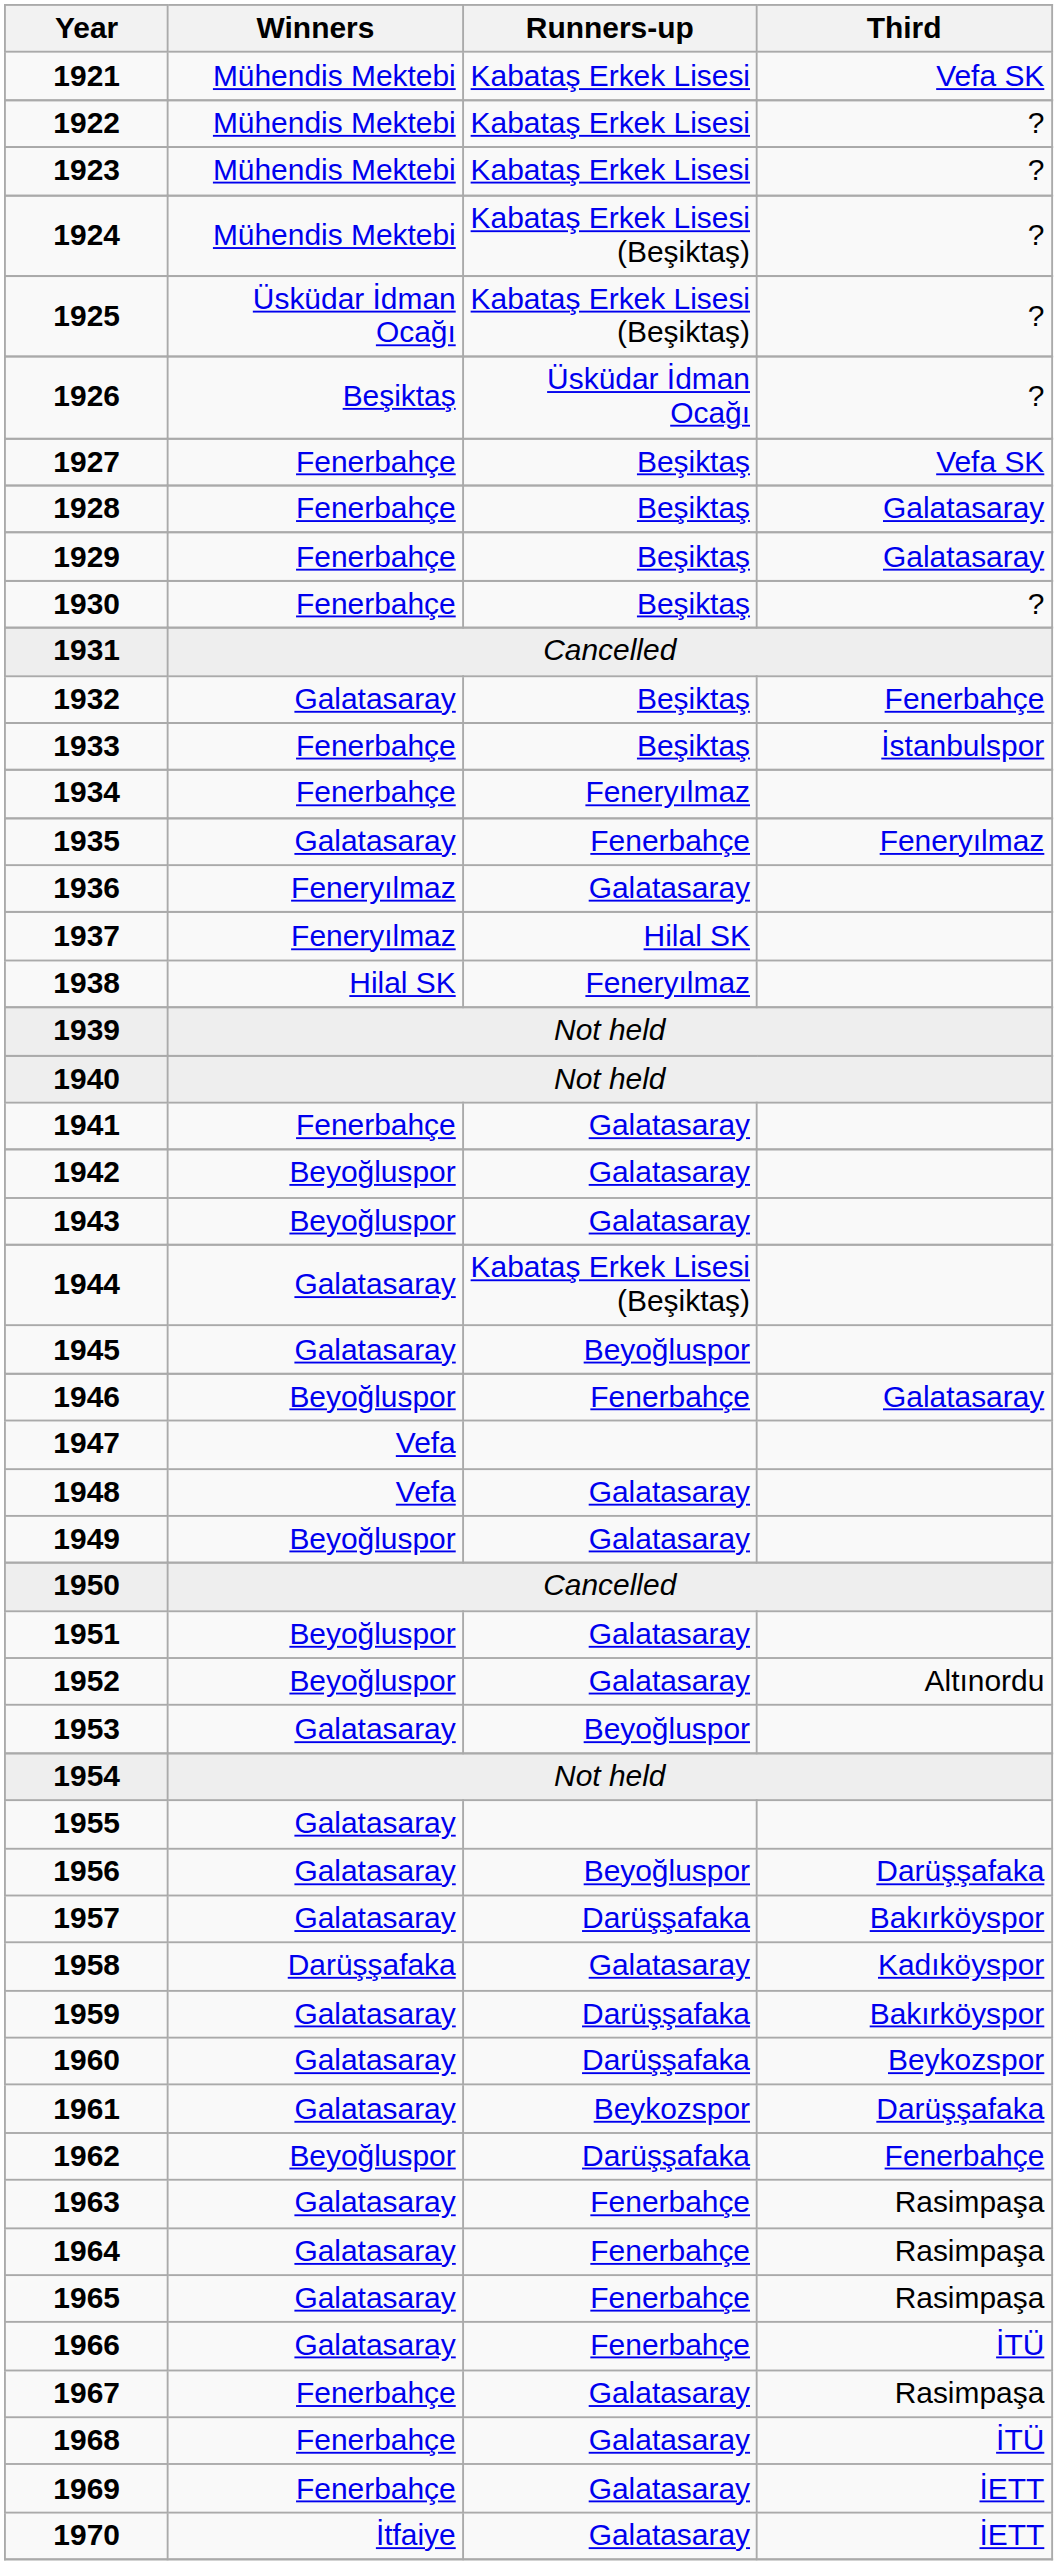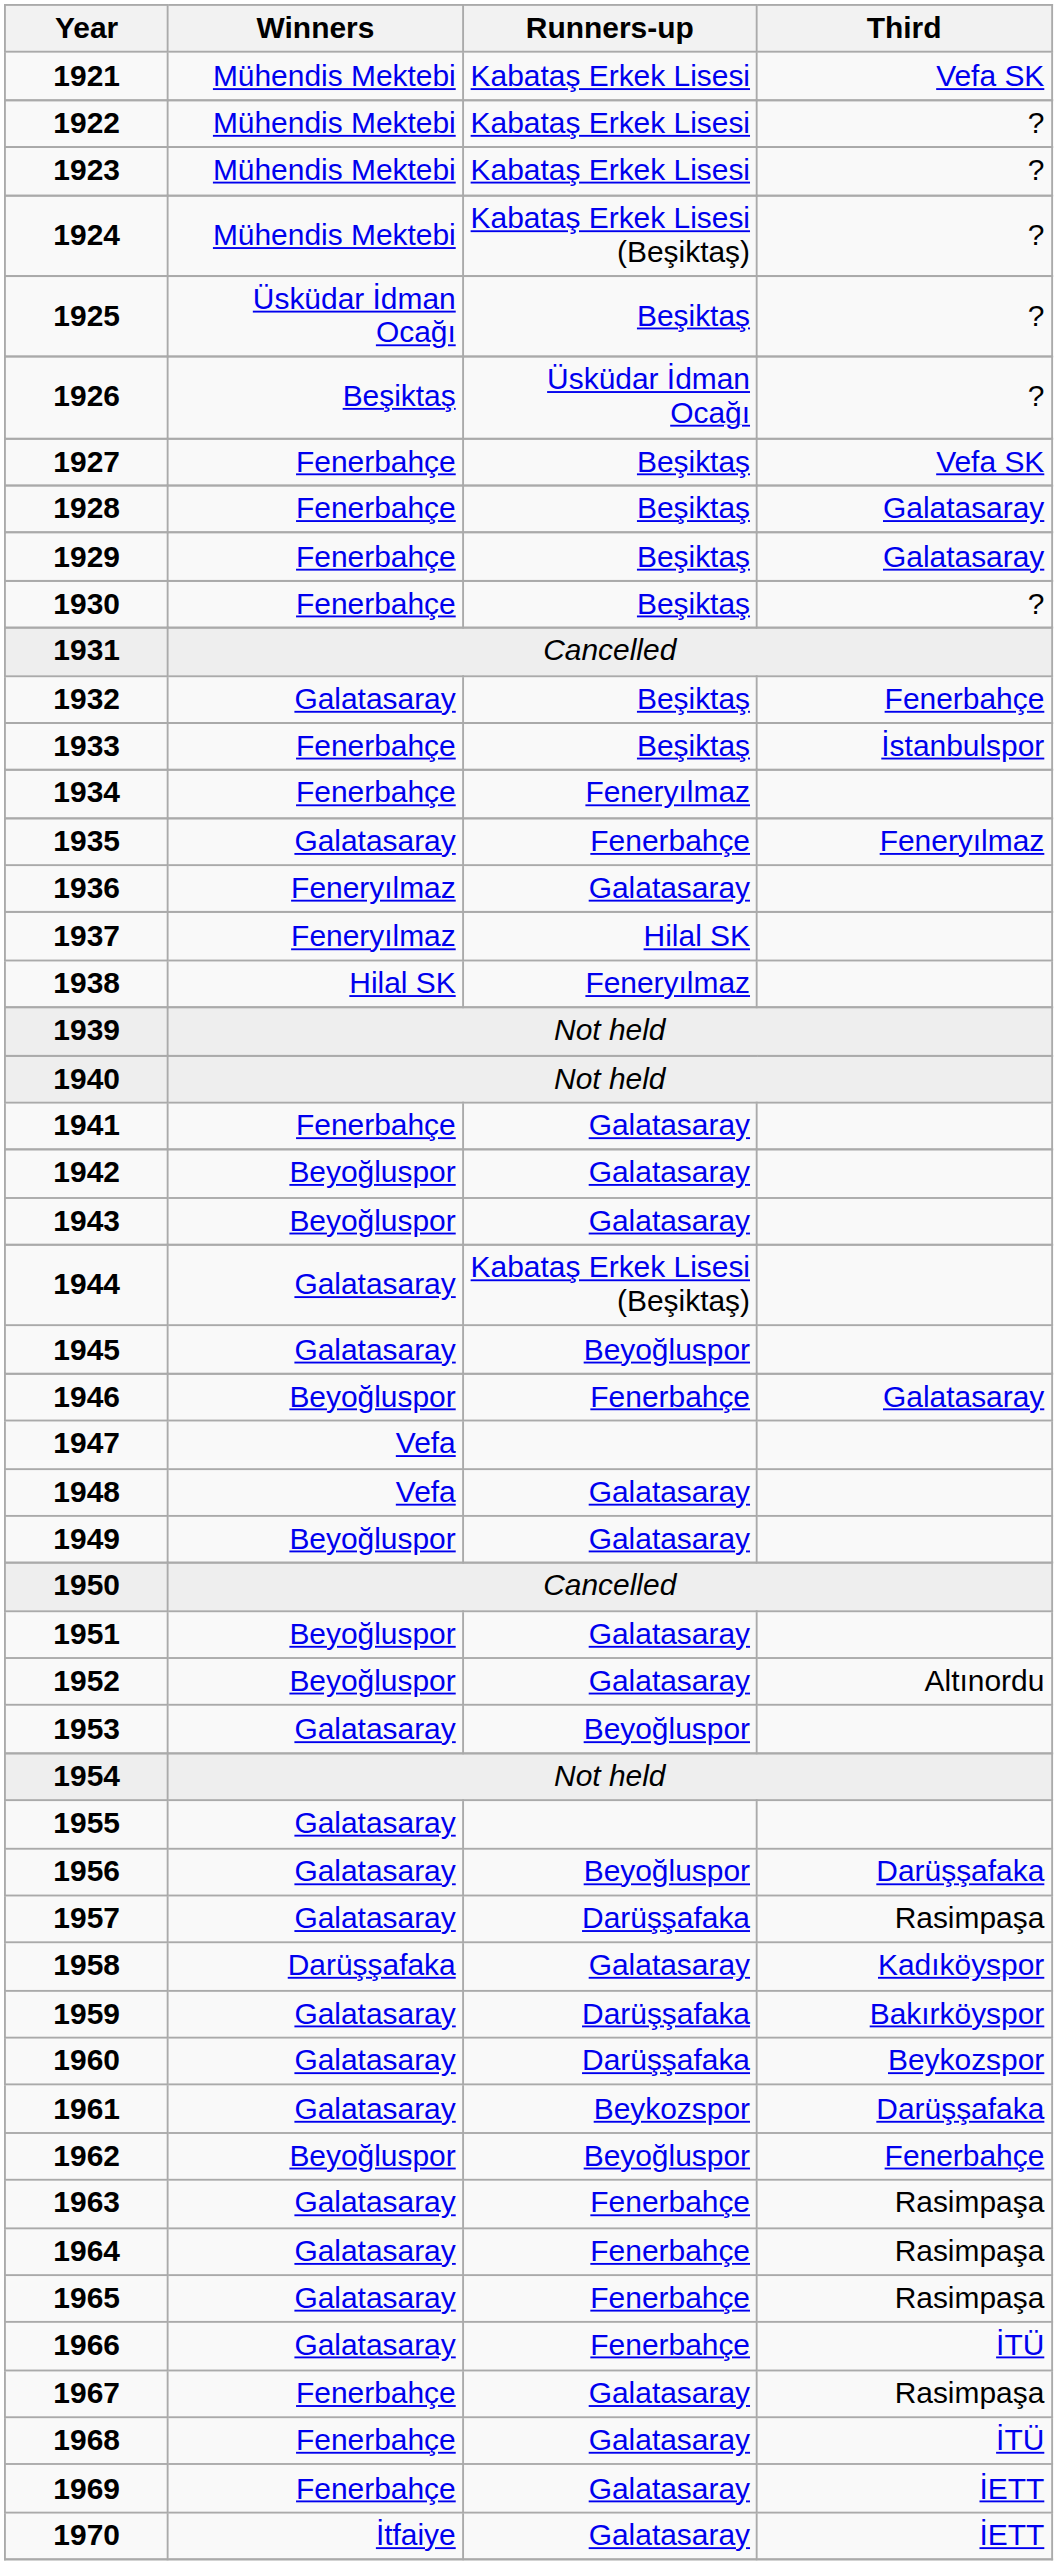(610, 315) Kabataş Erkek Lisesi (Beşiktaş) -> (693, 315) Beşiktaş
(957, 1918) Bakırköyspor -> (969, 1918) Rasimpaşa
(666, 2155) Darüşşafaka -> (667, 2155) Beyoğluspor
